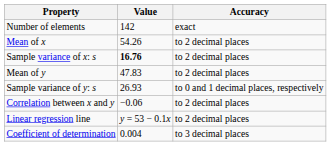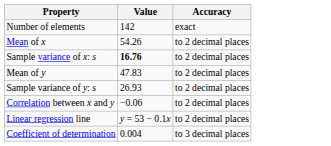(249, 88) to 0 and 1 decimal places, respectively -> (212, 88) to 2 decimal places
